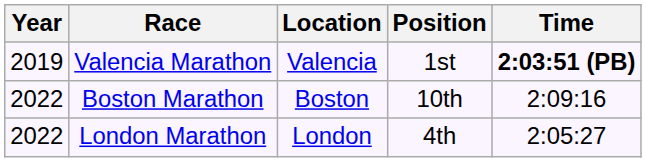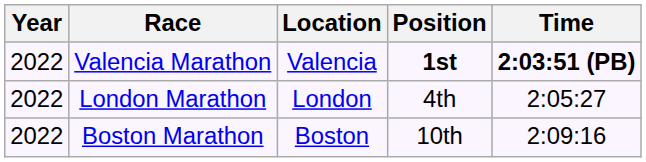(37, 61) 2019 -> (37, 61) 2022
(440, 61) normal -> (440, 61) bold
rows swapped: (173, 99) <-> (173, 136)
